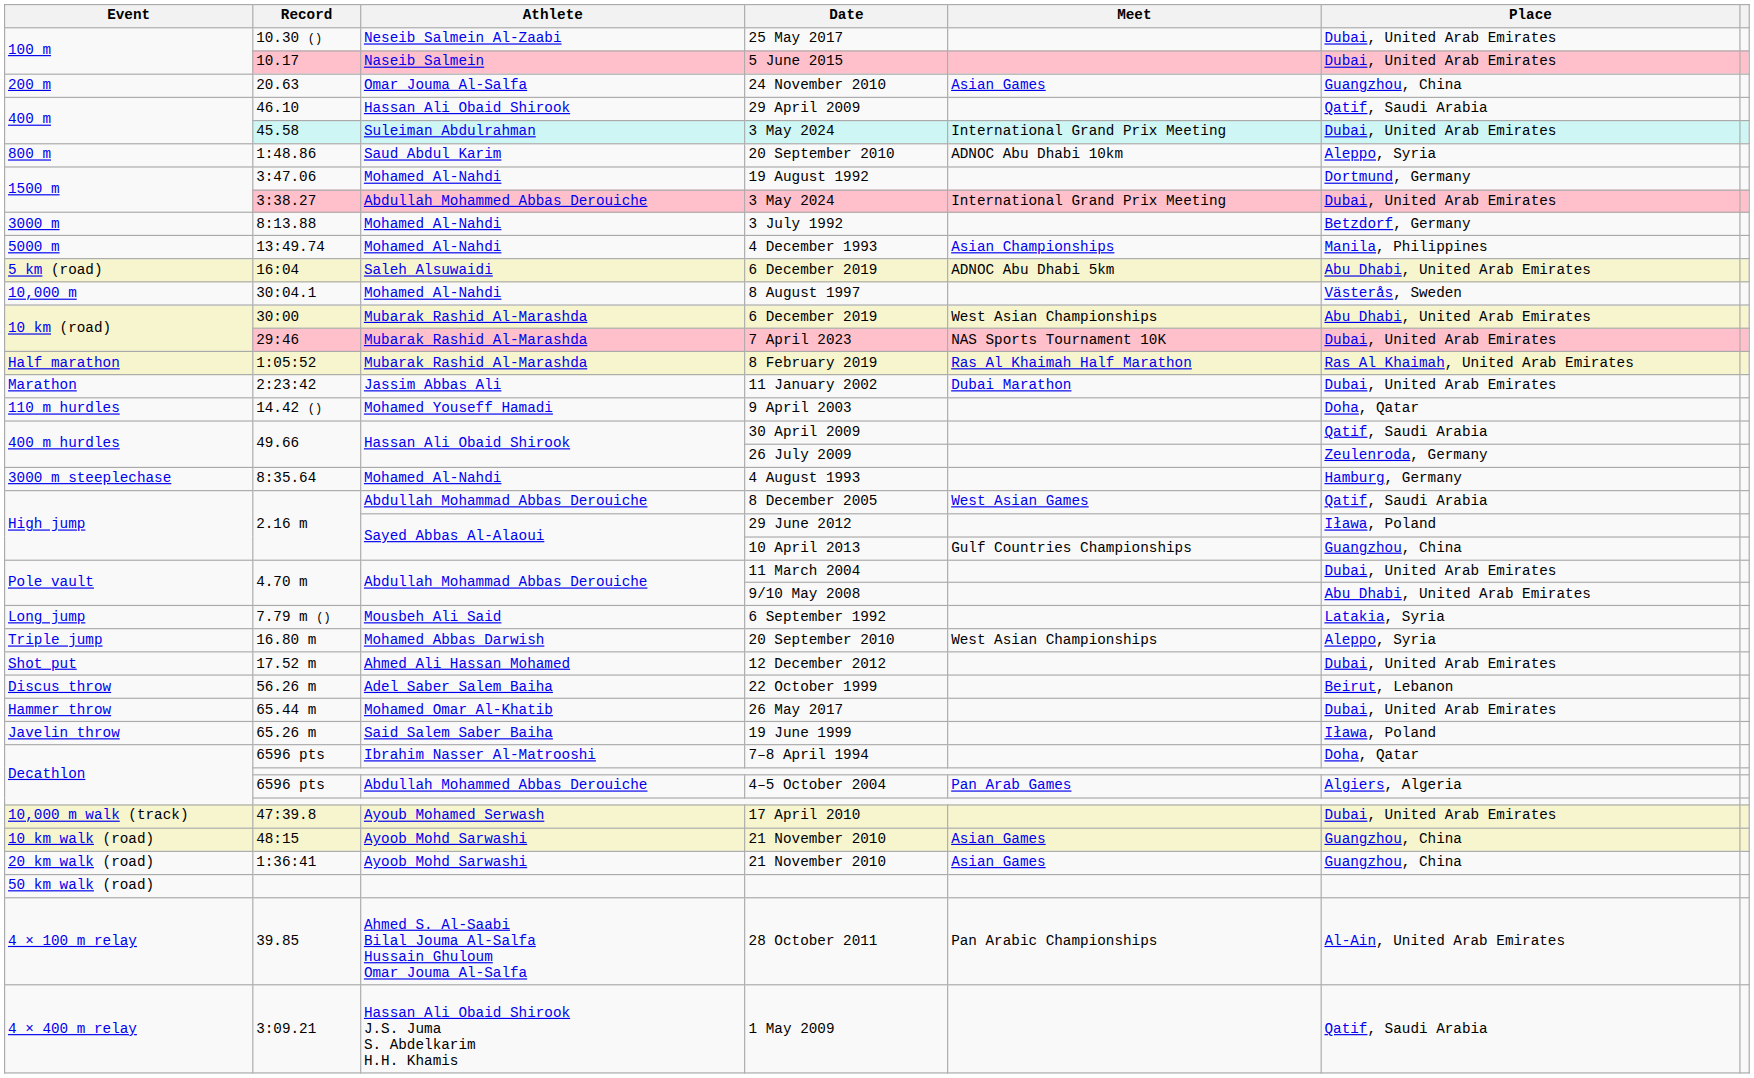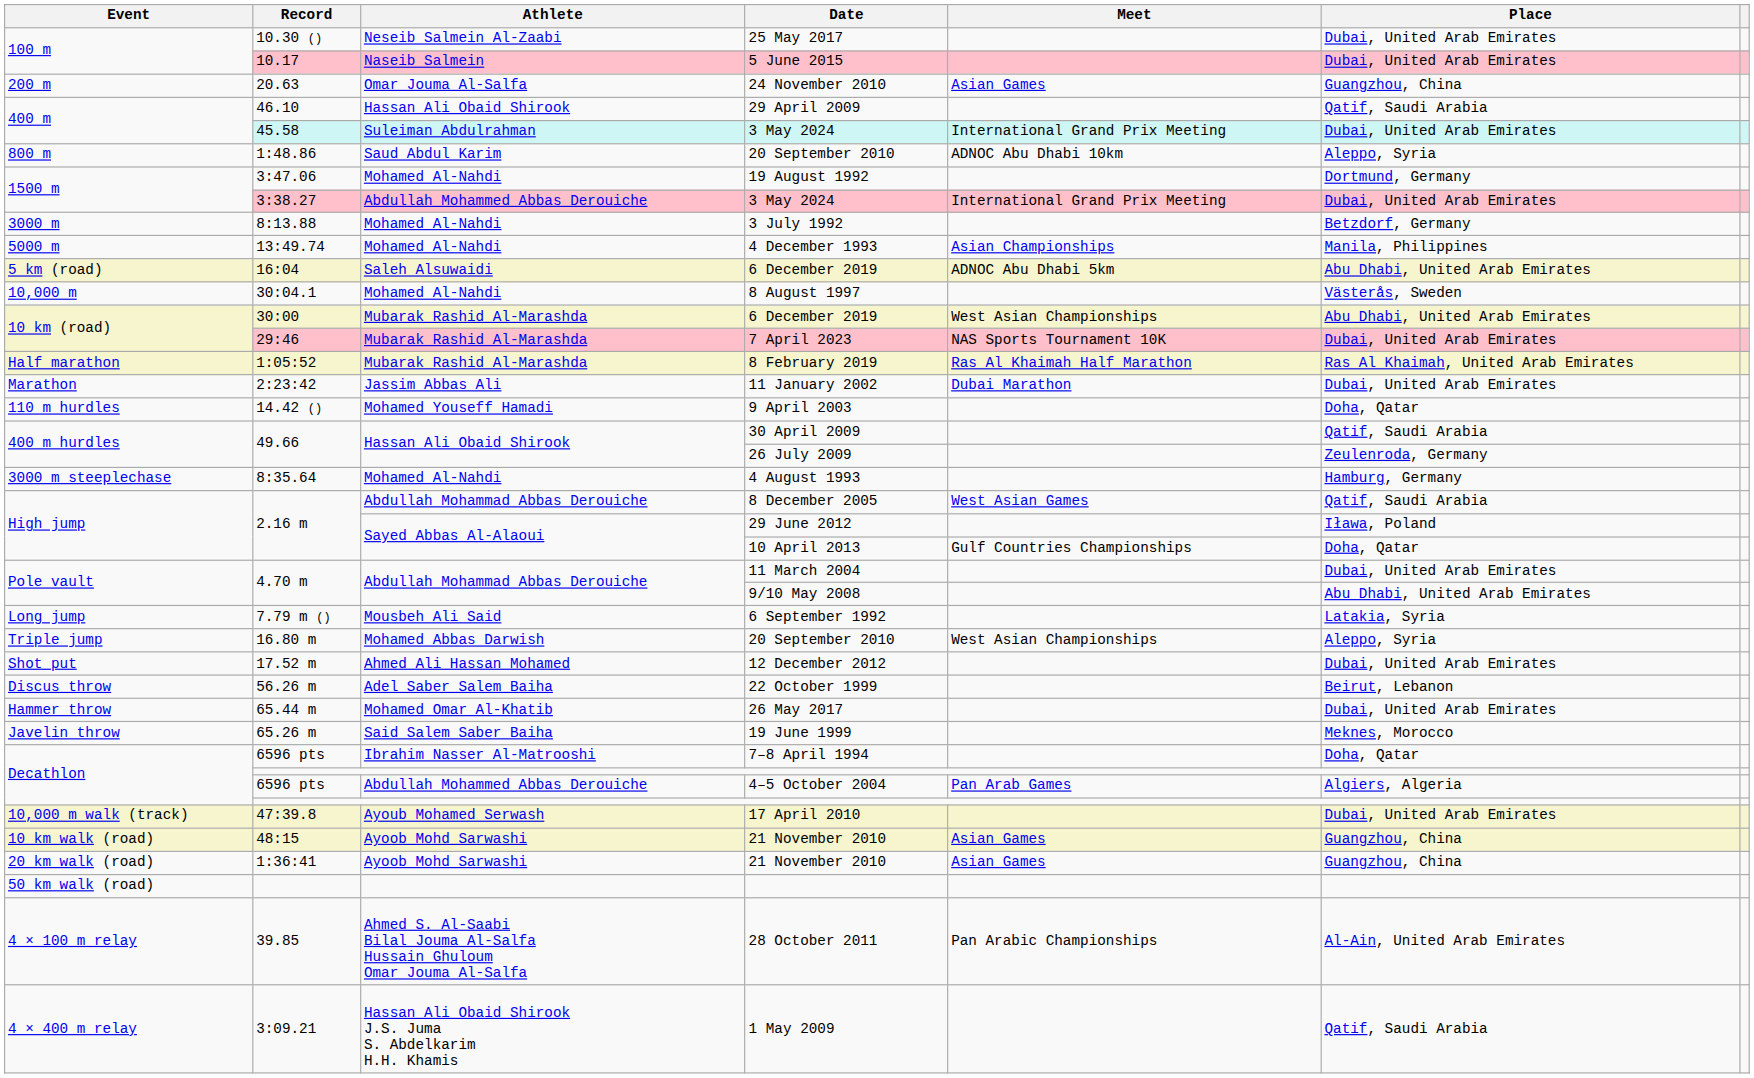(1393, 548) Guangzhou, China -> (1372, 548) Doha, Qatar
(1380, 733) Iława, Poland -> (1389, 733) Meknes, Morocco
